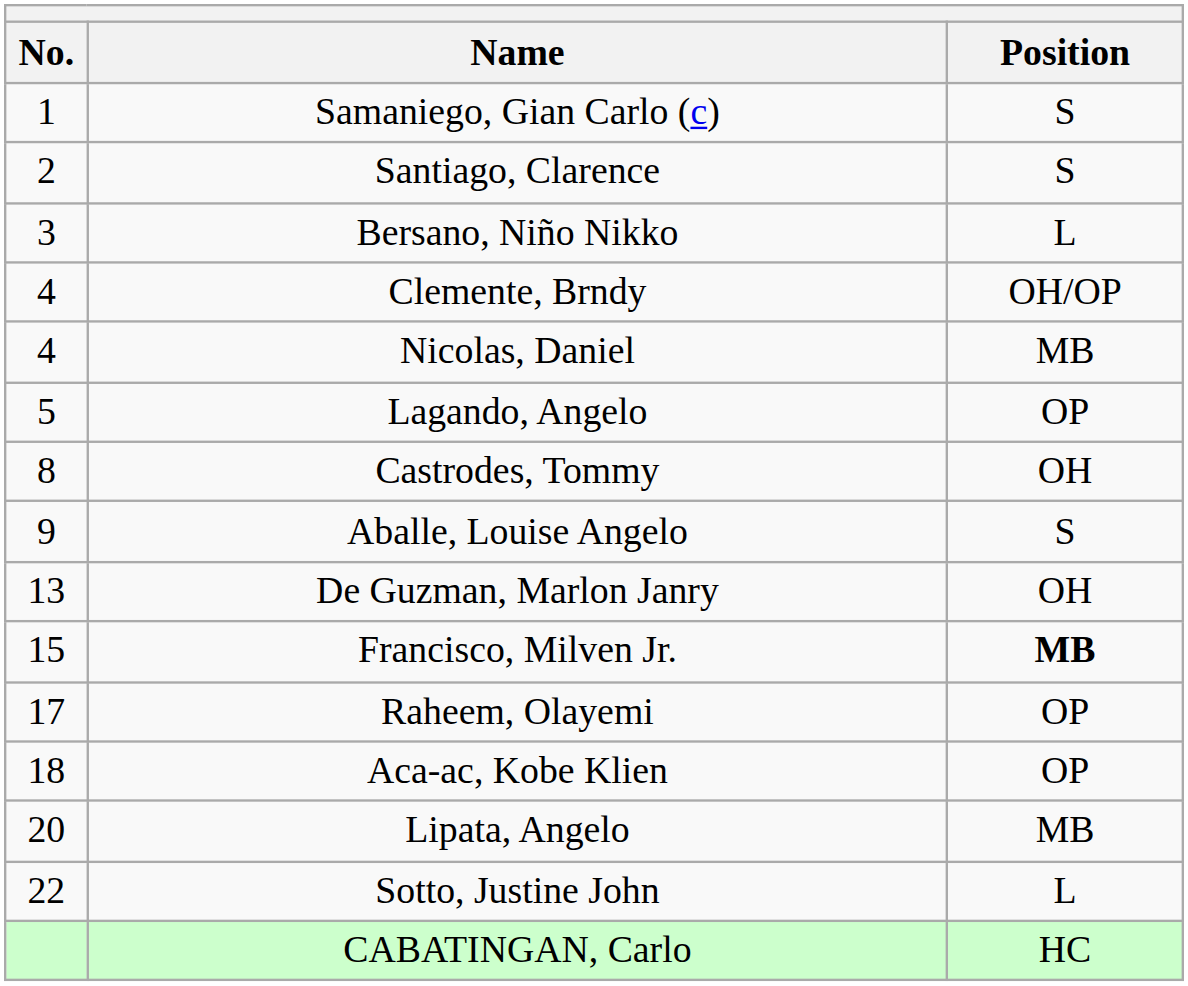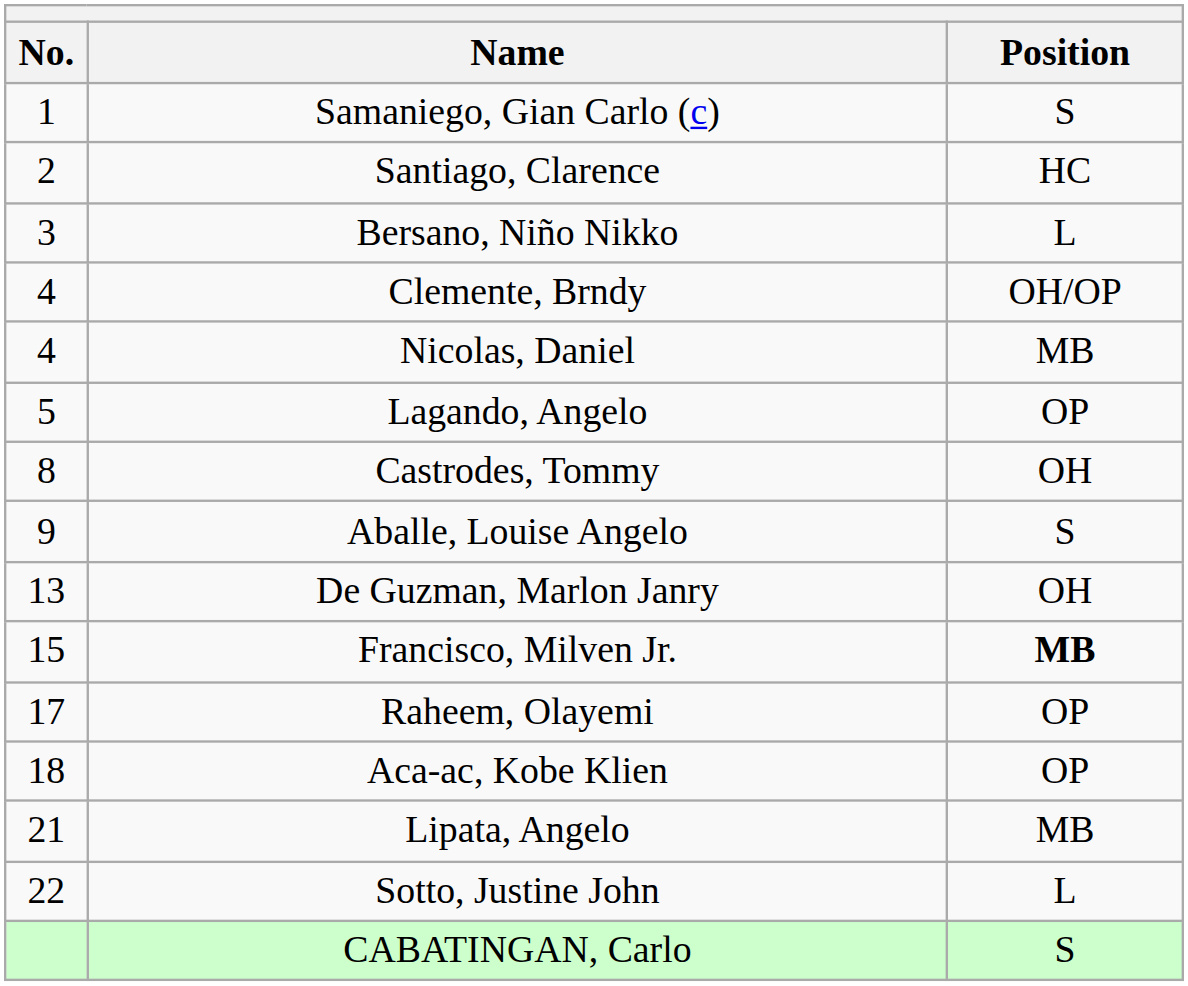(1065, 171) S -> (1065, 171) HC
(46, 830) 20 -> (46, 830) 21
(1065, 950) HC -> (1065, 950) S
